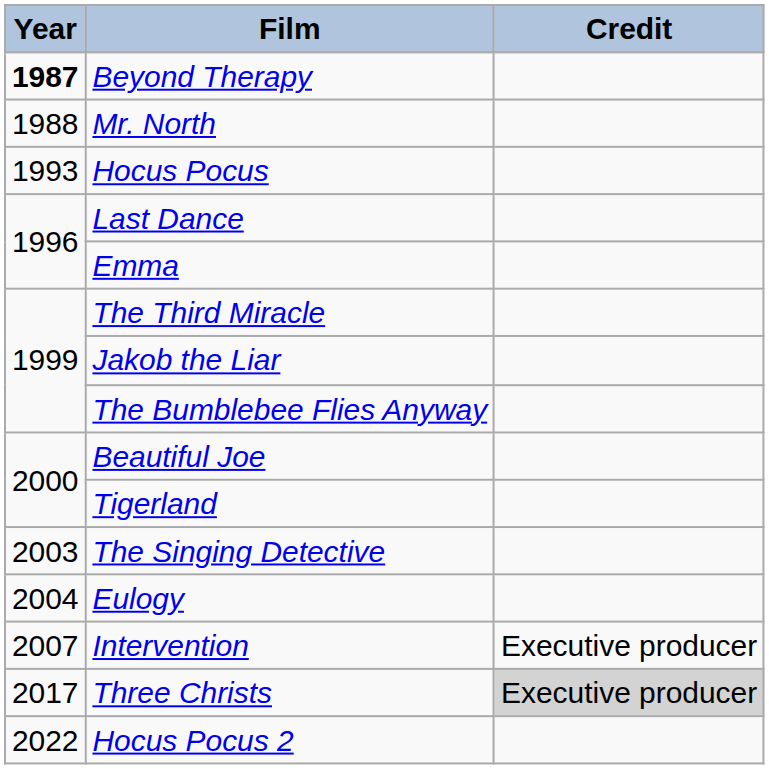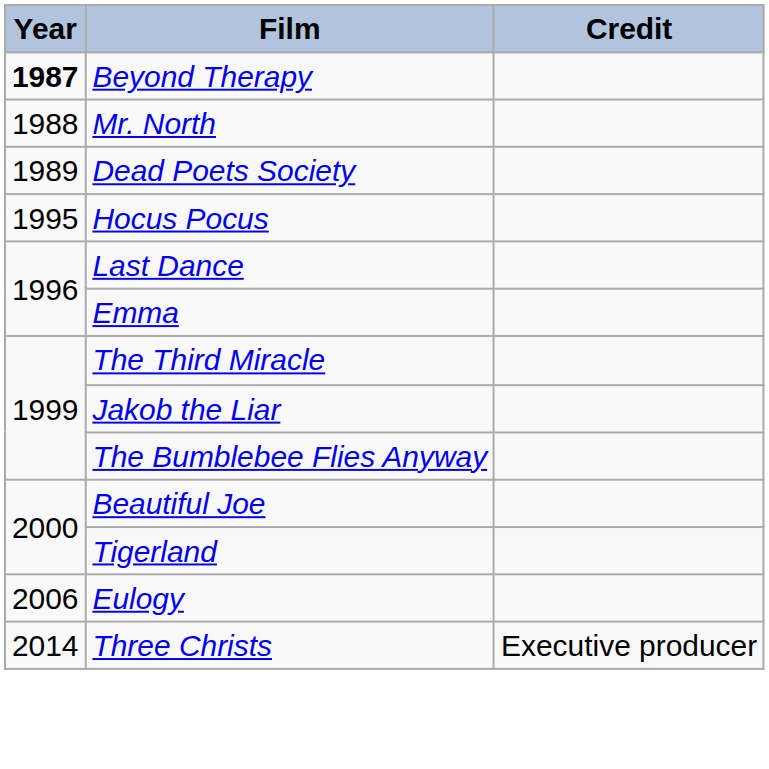+ row: (224, 171)
(45, 171) 1993 -> (45, 218) 1995
- row: (239, 550)
(45, 598) 2004 -> (45, 598) 2006
- row: (171, 645)
(45, 693) 2017 -> (45, 645) 2014
(629, 693) lightgrey background -> (629, 645) no background
- row: (193, 740)
